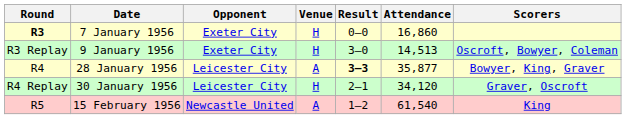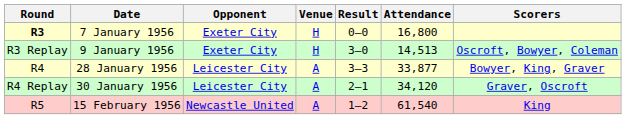(417, 32) 16,860 -> (417, 32) 16,800
(358, 68) bold -> (358, 68) normal
(417, 68) 35,877 -> (417, 68) 33,877
(316, 86) H -> (316, 86) A
